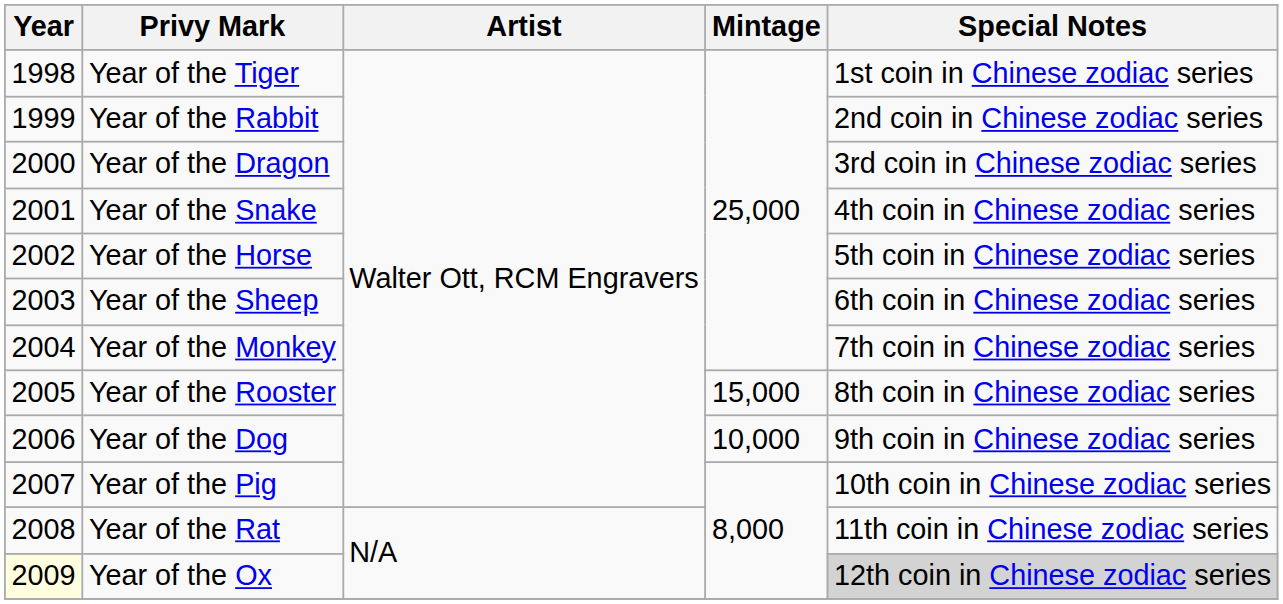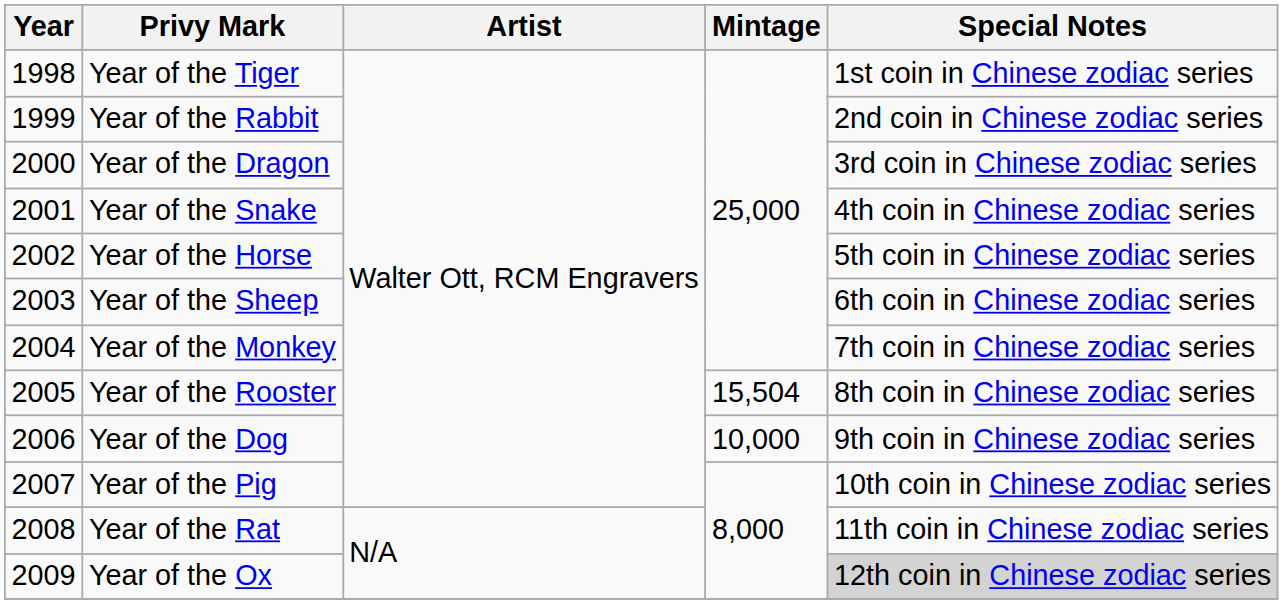(756, 392) 15,000 -> (756, 392) 15,504
(44, 575) lightyellow background -> (44, 575) no background
